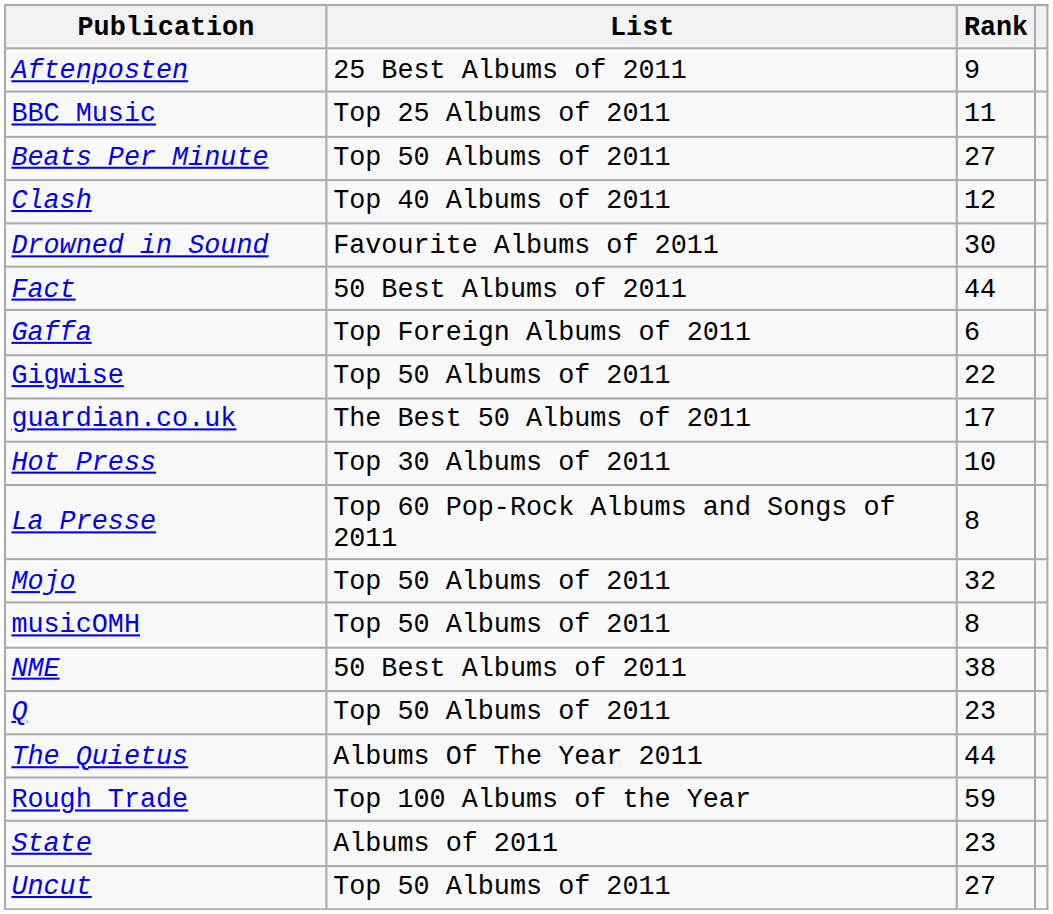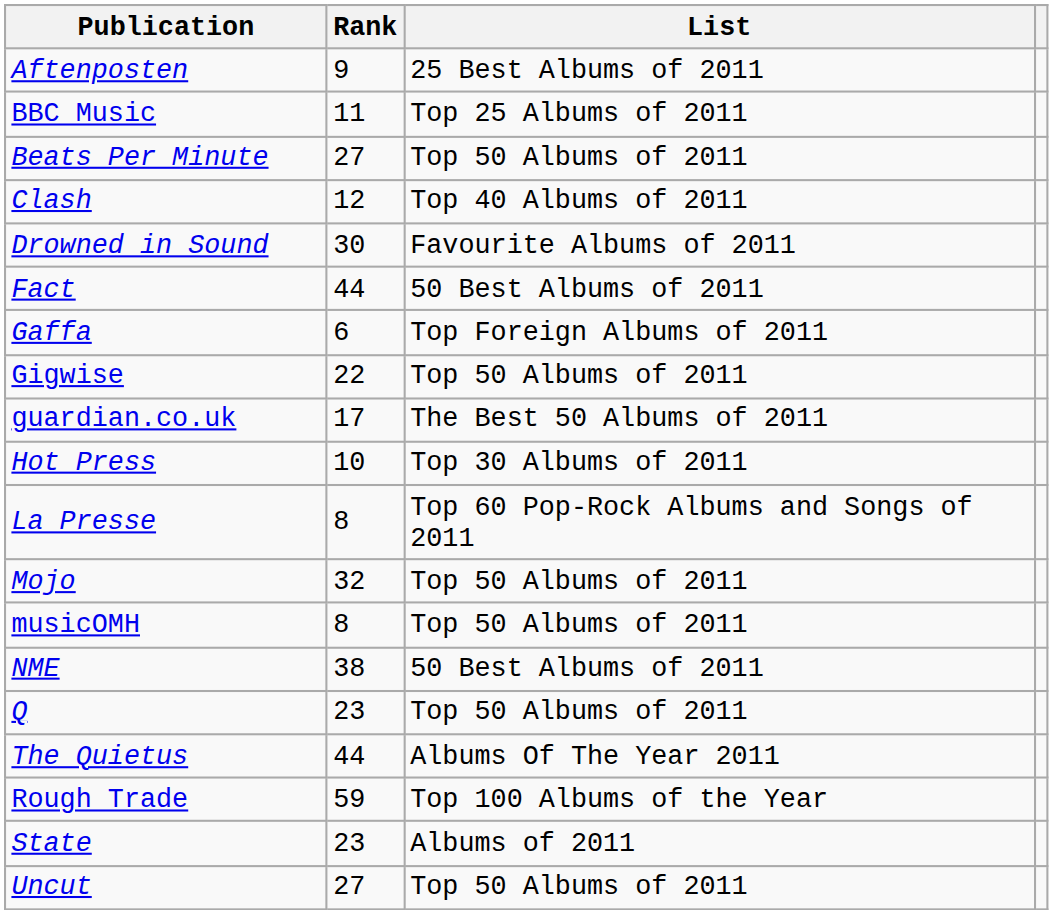columns swapped: (642, 27) <-> (996, 27)
